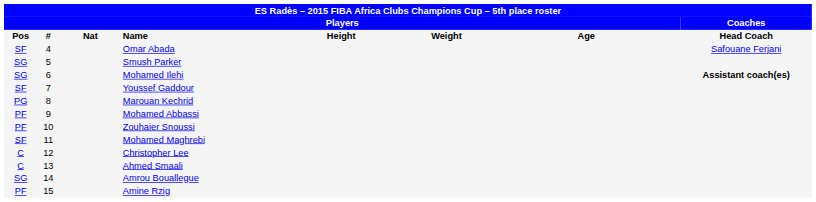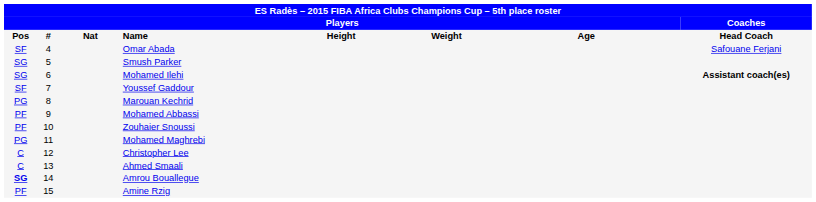(21, 140) SF -> (21, 140) PG
(21, 178) normal -> (21, 178) bold
